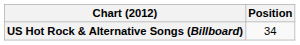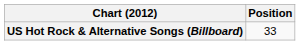(270, 31) 34 -> (270, 31) 33
